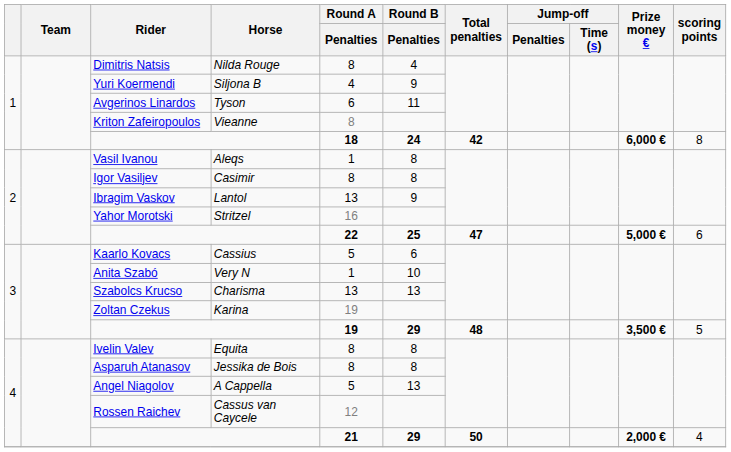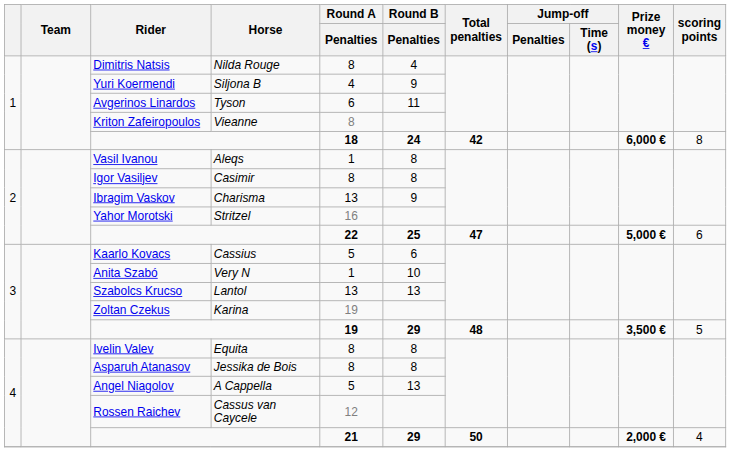(230, 197) Lantol -> (239, 197) Charisma
(239, 292) Charisma -> (230, 292) Lantol
